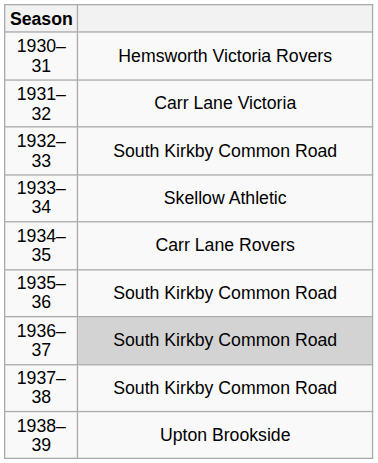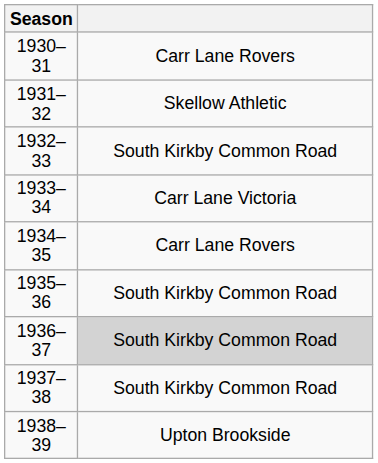(225, 56) Hemsworth Victoria Rovers -> (225, 56) Carr Lane Rovers
(225, 103) Carr Lane Victoria -> (225, 103) Skellow Athletic
(225, 198) Skellow Athletic -> (225, 198) Carr Lane Victoria
